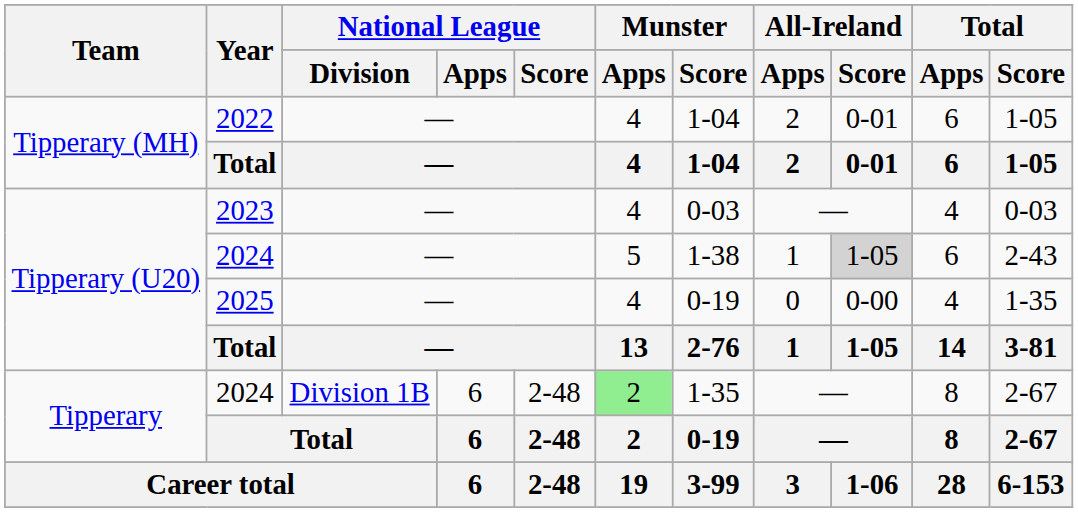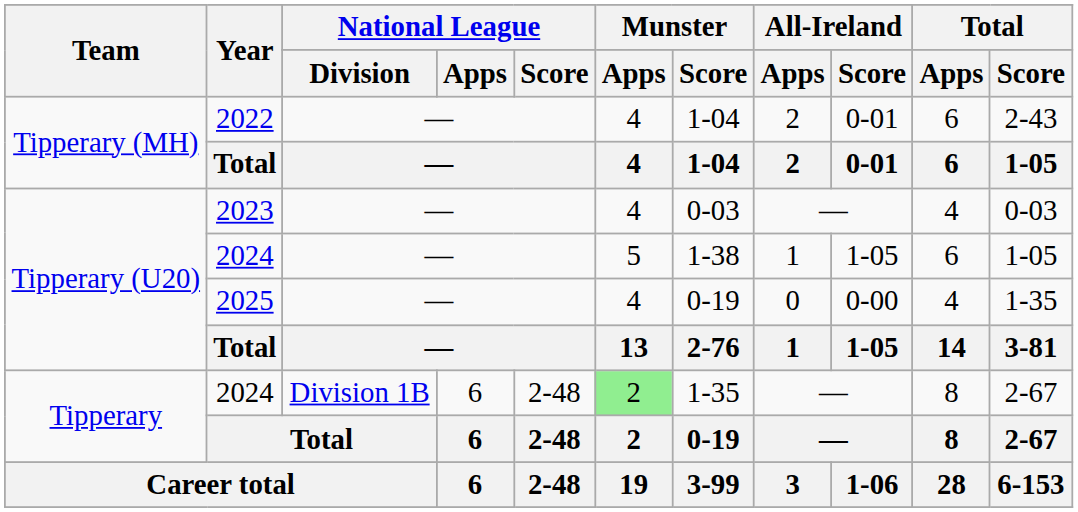(1031, 118) 1-05 -> (1031, 118) 2-43
(872, 255) lightgrey background -> (872, 255) no background
(1031, 255) 2-43 -> (1031, 255) 1-05
